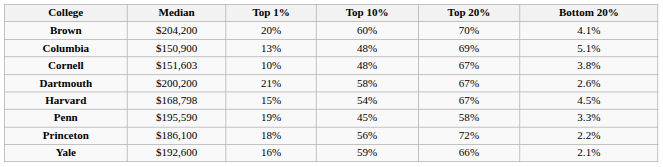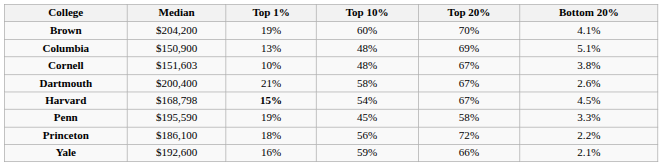(271, 30) 20% -> (271, 30) 19%
(177, 83) $200,200 -> (177, 83) $200,400
(271, 100) normal -> (271, 100) bold
